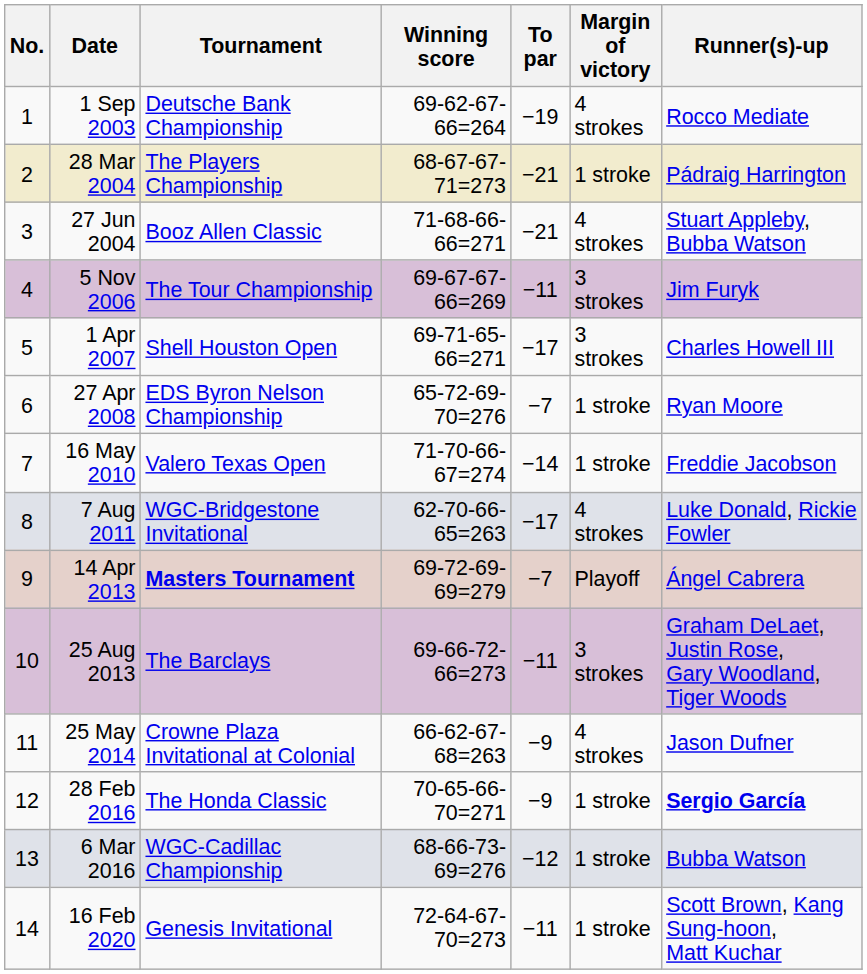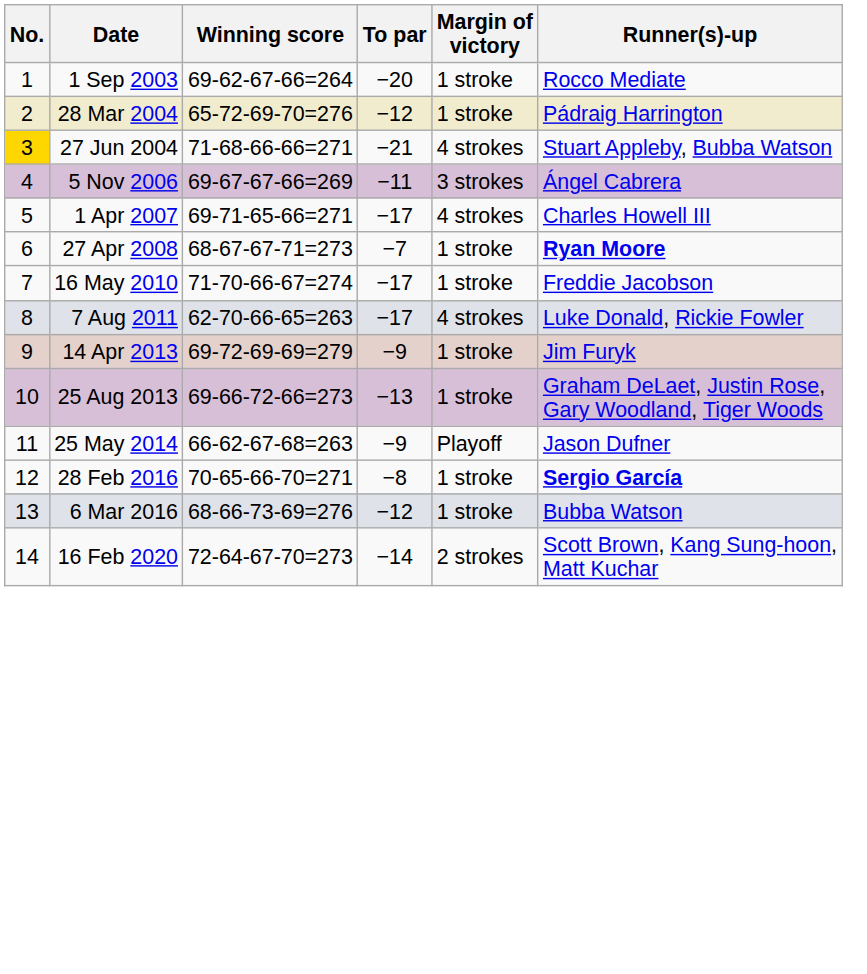- column: (261, 46)
(540, 116) −19 -> (395, 80) −20
(609, 116) 4 strokes -> (475, 80) 1 stroke
(460, 174) 68-67-67-71=273 -> (270, 114) 65-72-69-70=276
(540, 174) −21 -> (395, 114) −12
(27, 232) no background -> (27, 148) gold background
(713, 289) Jim Furyk -> (612, 182) Ángel Cabrera
(609, 347) 3 strokes -> (480, 215) 4 strokes
(460, 405) 65-72-69-70=276 -> (270, 249) 68-67-67-71=273
(724, 405) normal -> (604, 249) bold
(540, 463) −14 -> (395, 283) −17
(540, 579) −7 -> (395, 351) −9
(607, 579) Playoff -> (475, 351) 1 stroke
(735, 579) Ángel Cabrera -> (589, 351) Jim Furyk
(540, 661) −11 -> (395, 397) −13
(609, 661) 3 strokes -> (475, 397) 1 stroke
(609, 743) 4 strokes -> (469, 443) Playoff
(540, 801) −9 -> (395, 477) −8
(540, 928) −11 -> (395, 557) −14
(613, 928) 1 stroke -> (480, 557) 2 strokes
